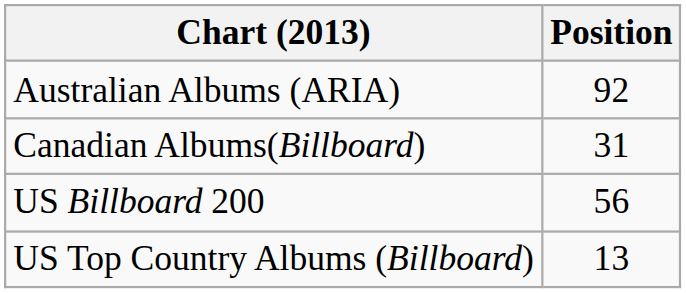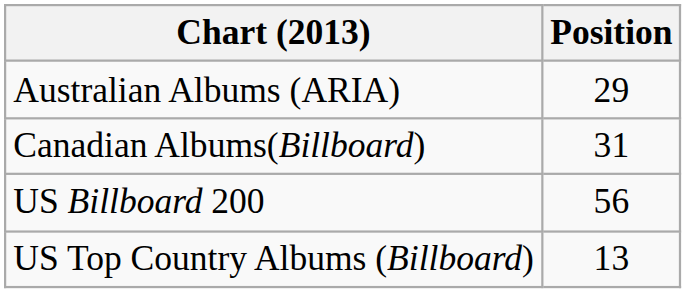(611, 88) 92 -> (611, 88) 29
